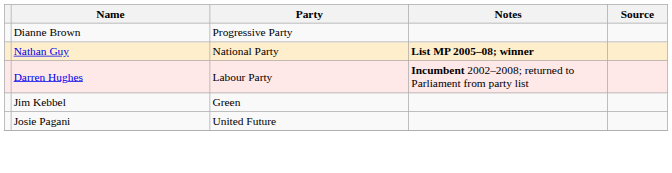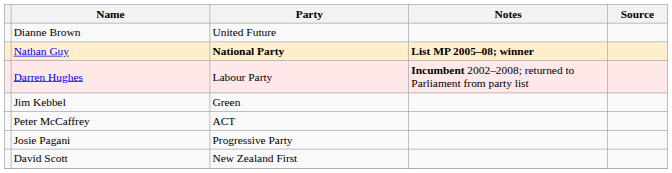(253, 32) Progressive Party -> (244, 32) United Future
(246, 51) normal -> (248, 51) bold
+ row: (52, 121)
(244, 121) United Future -> (253, 140) Progressive Party
+ row: (41, 159)
